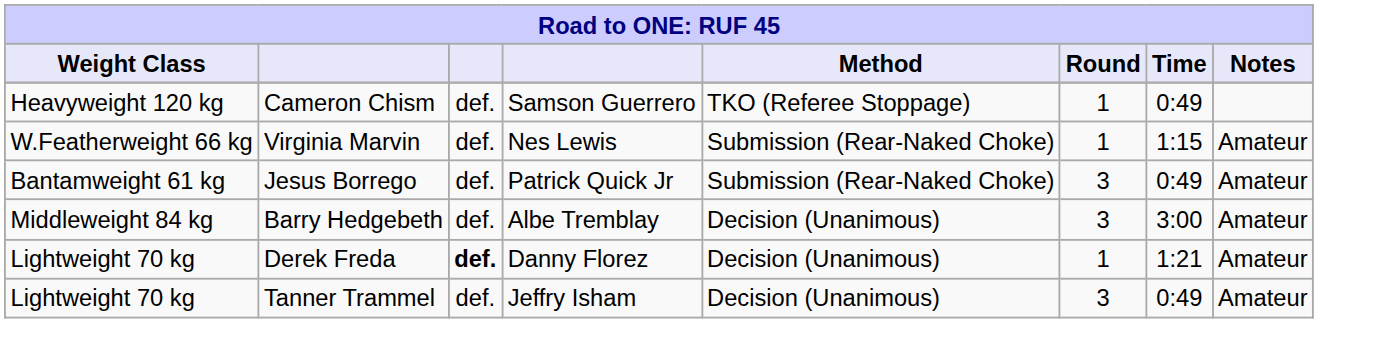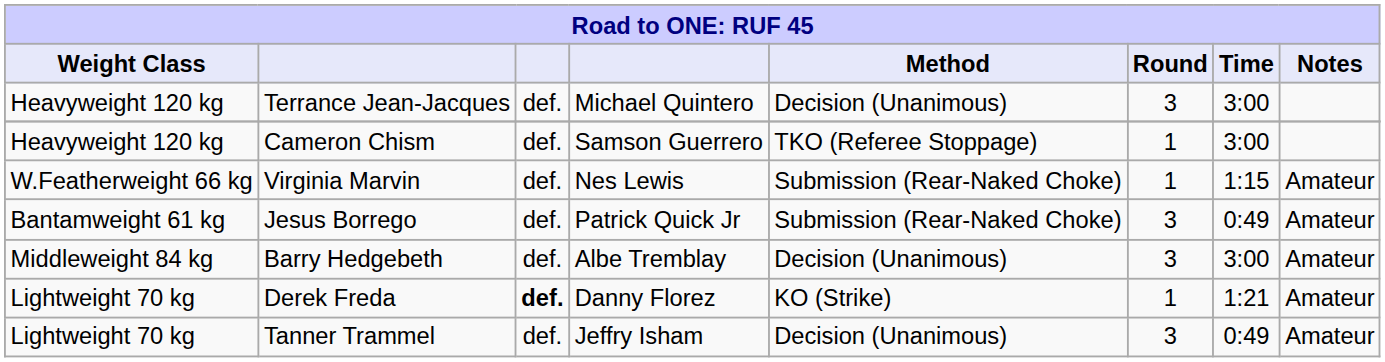+ row: (387, 102)
(1179, 102) 0:49 -> (1246, 141) 3:00
(824, 258) Decision (Unanimous) -> (833, 297) KO (Strike)
